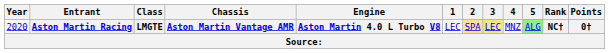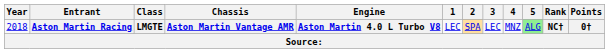(17, 26) 2020 -> (17, 26) 2018
(493, 26) khaki background -> (493, 26) no background
